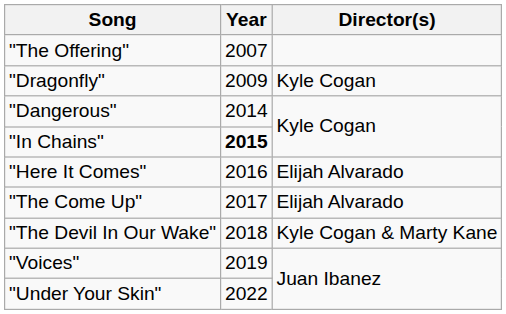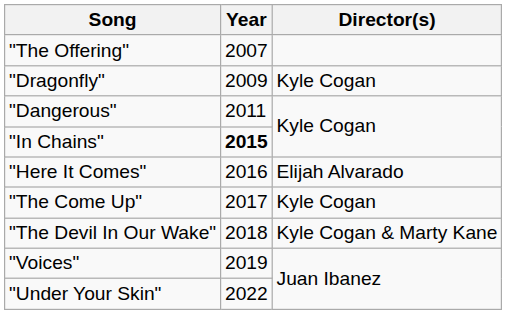(246, 111) 2014 -> (246, 111) 2011
(340, 202) Elijah Alvarado -> (326, 202) Kyle Cogan
